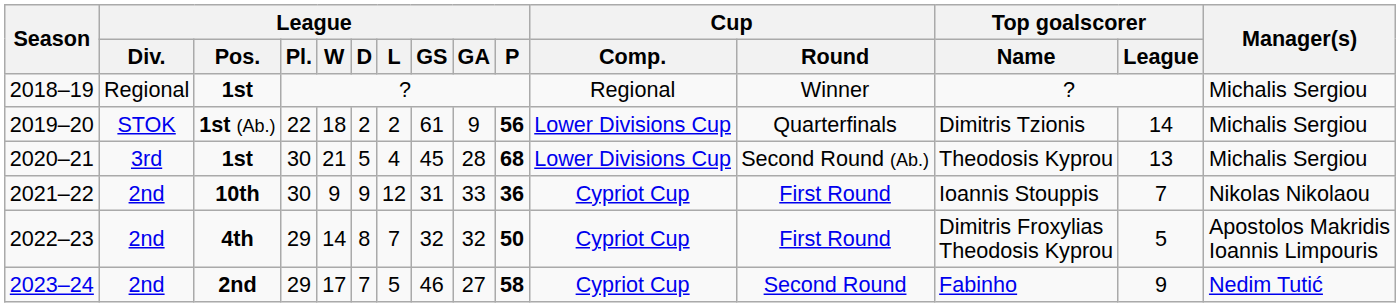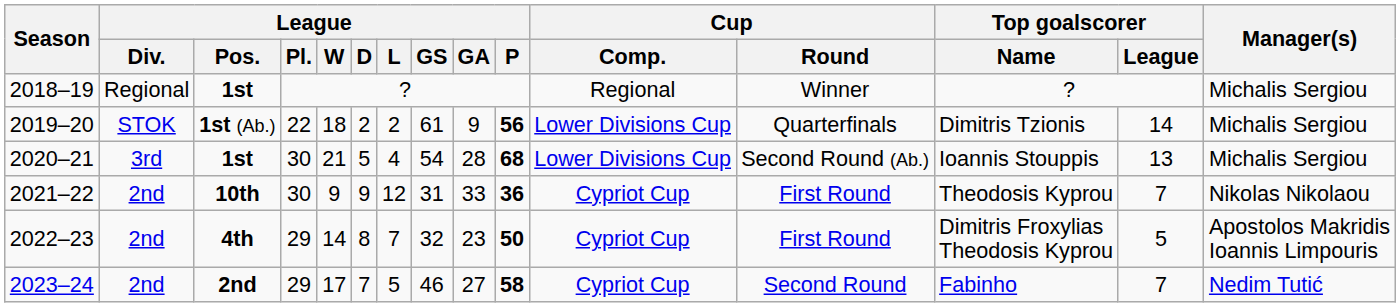(432, 159) 45 -> (432, 159) 54
(1026, 159) Theodosis Kyprou -> (1019, 159) Ioannis Stouppis
(1019, 193) Ioannis Stouppis -> (1026, 193) Theodosis Kyprou
(474, 239) 32 -> (474, 239) 23
(1161, 285) 9 -> (1161, 285) 7
